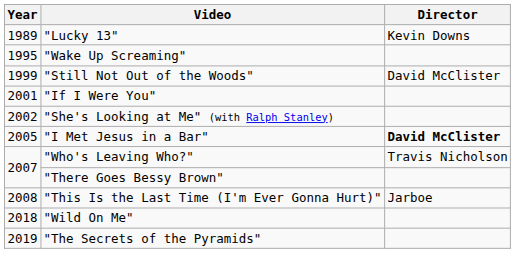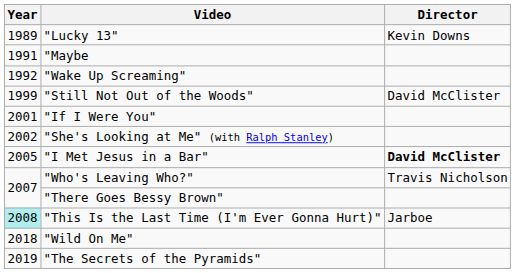+ row: (66, 55)
(22, 55) 1995 -> (22, 76) 1992
(22, 198) no background -> (22, 218) paleturquoise background
